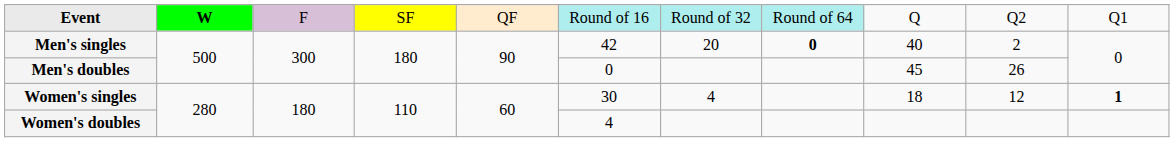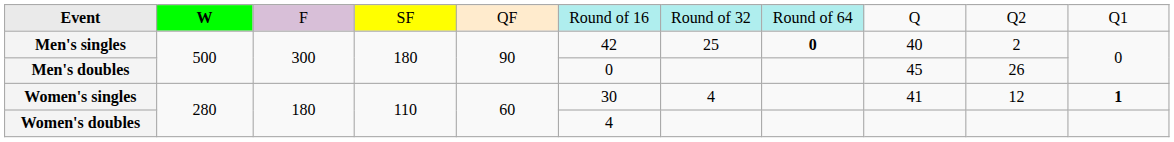(711, 44) 20 -> (711, 44) 25
(915, 97) 18 -> (915, 97) 41
